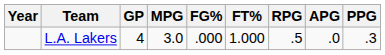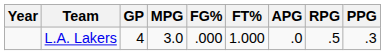columns swapped: (287, 16) <-> (325, 16)
